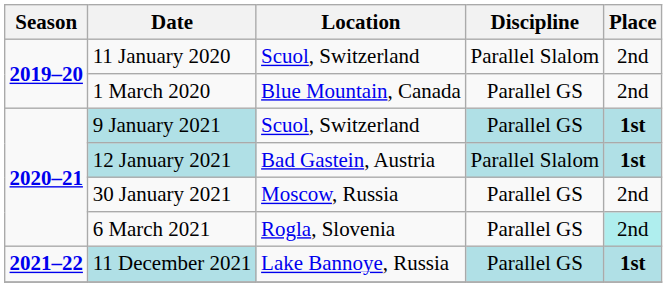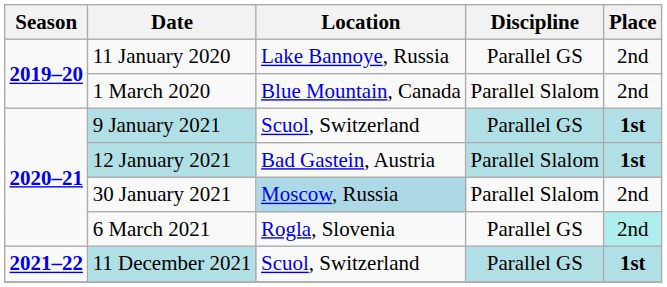(340, 56) Scuol, Switzerland -> (355, 56) Lake Bannoye, Russia
(535, 56) Parallel Slalom -> (535, 56) Parallel GS
(535, 91) Parallel GS -> (535, 91) Parallel Slalom
(330, 194) no background -> (330, 194) lightblue background
(535, 194) Parallel GS -> (535, 194) Parallel Slalom
(355, 264) Lake Bannoye, Russia -> (340, 264) Scuol, Switzerland
